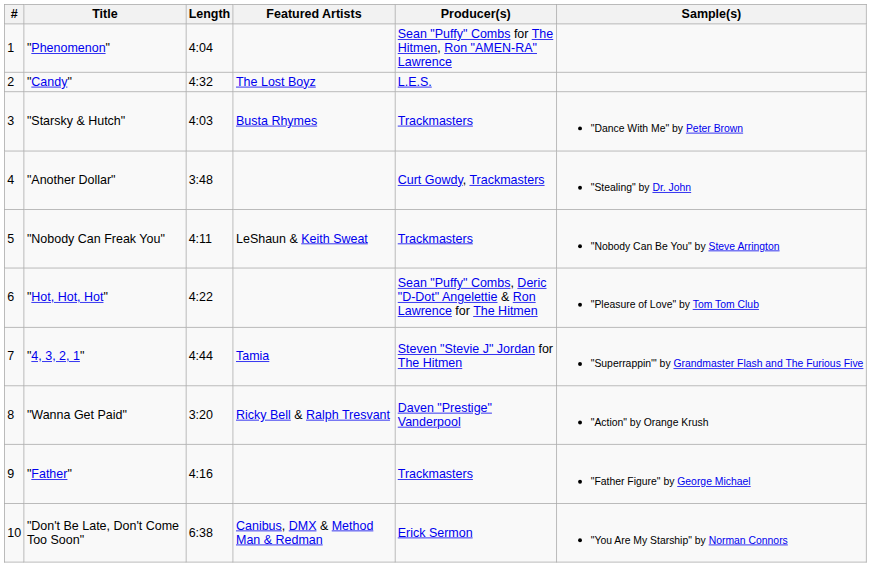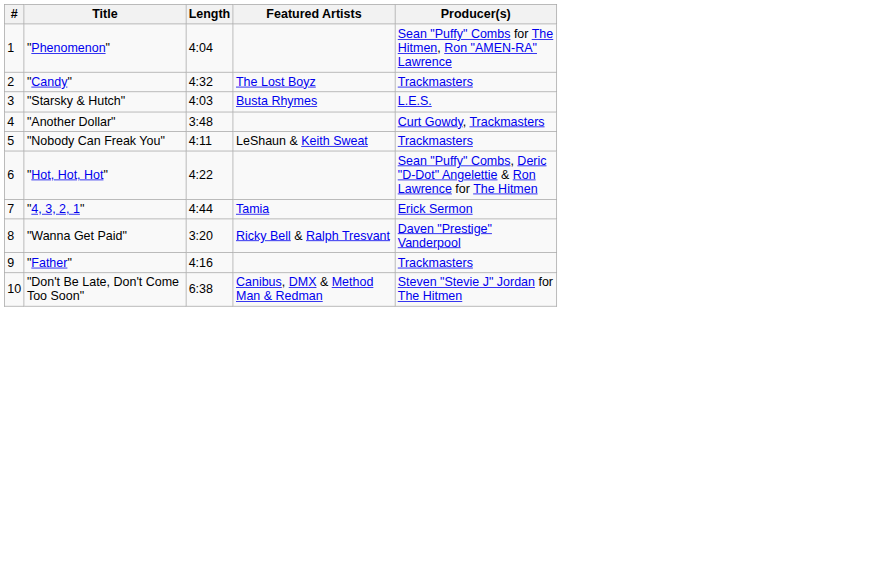- column: (711, 14)
(415, 82) L.E.S. -> (435, 82) Trackmasters
(435, 121) Trackmasters -> (415, 101) L.E.S.
(475, 356) Steven "Stevie J" Jordan for The Hitmen -> (435, 209) Erick Sermon
(435, 532) Erick Sermon -> (475, 289) Steven "Stevie J" Jordan for The Hitmen
